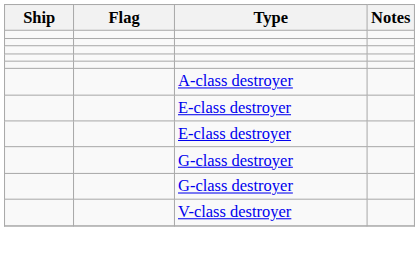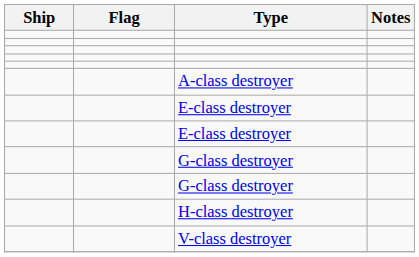+ row: (39, 212)
